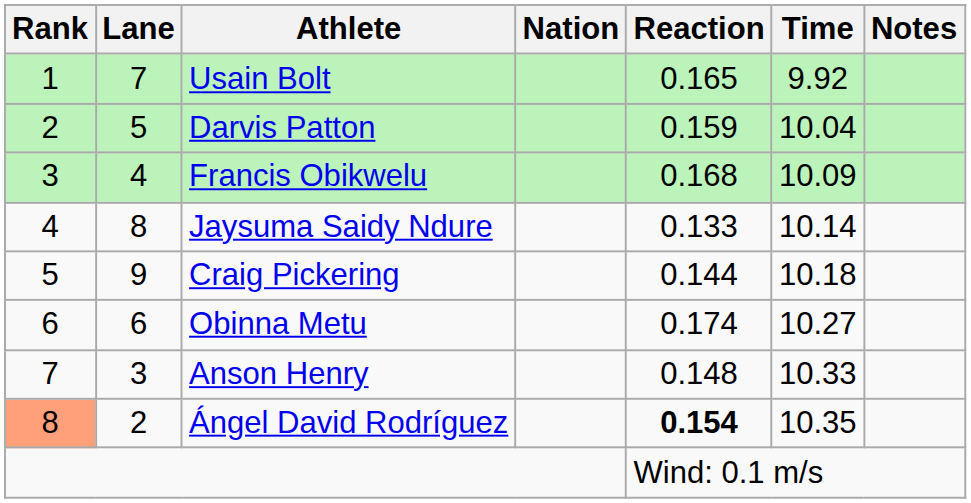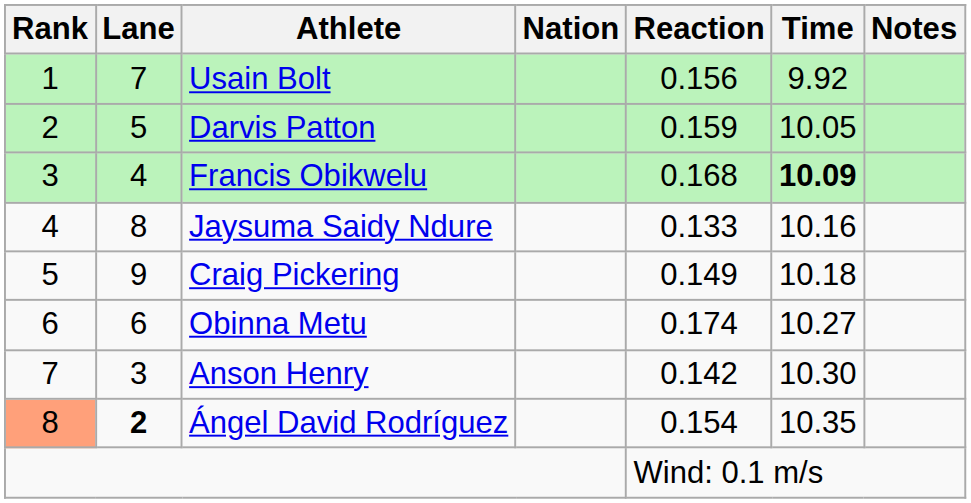(699, 78) 0.165 -> (699, 78) 0.156
(818, 127) 10.04 -> (818, 127) 10.05
(818, 176) normal -> (818, 176) bold
(818, 226) 10.14 -> (818, 226) 10.16
(699, 275) 0.144 -> (699, 275) 0.149
(699, 373) 0.148 -> (699, 373) 0.142
(818, 373) 10.33 -> (818, 373) 10.30
(139, 422) normal -> (139, 422) bold
(699, 422) bold -> (699, 422) normal
